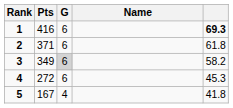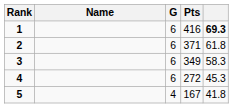columns swapped: (138, 13) <-> (46, 13)
(65, 62) lightgrey background -> (173, 62) no background
(216, 62) 58.2 -> (216, 62) 58.3
